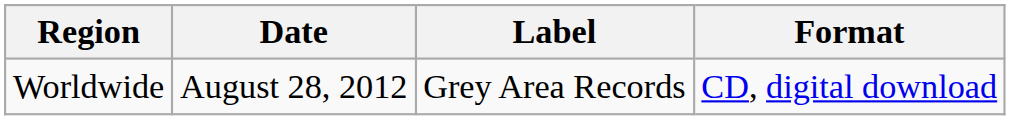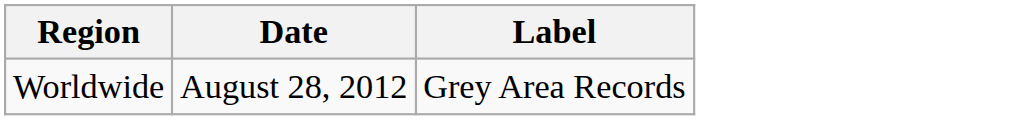- column: (849, 31)
